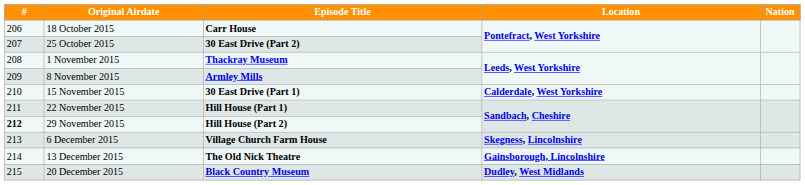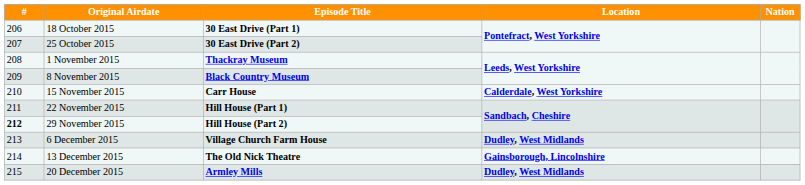(231, 28) Carr House -> (253, 28) 30 East Drive (Part 1)
(234, 76) Armley Mills -> (257, 76) Black Country Museum
(253, 92) 30 East Drive (Part 1) -> (231, 92) Carr House
(533, 140) Skegness, Lincolnshire -> (534, 140) Dudley, West Midlands
(257, 172) Black Country Museum -> (234, 172) Armley Mills
